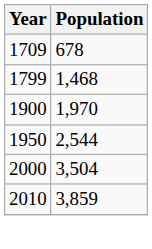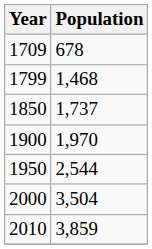+ row: (28, 109)
